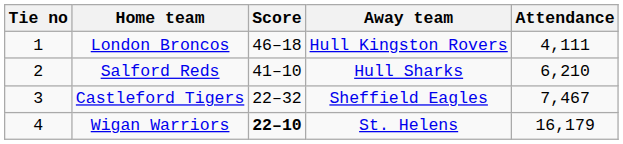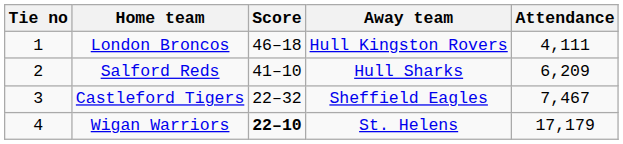(565, 72) 6,210 -> (565, 72) 6,209
(565, 126) 16,179 -> (565, 126) 17,179
